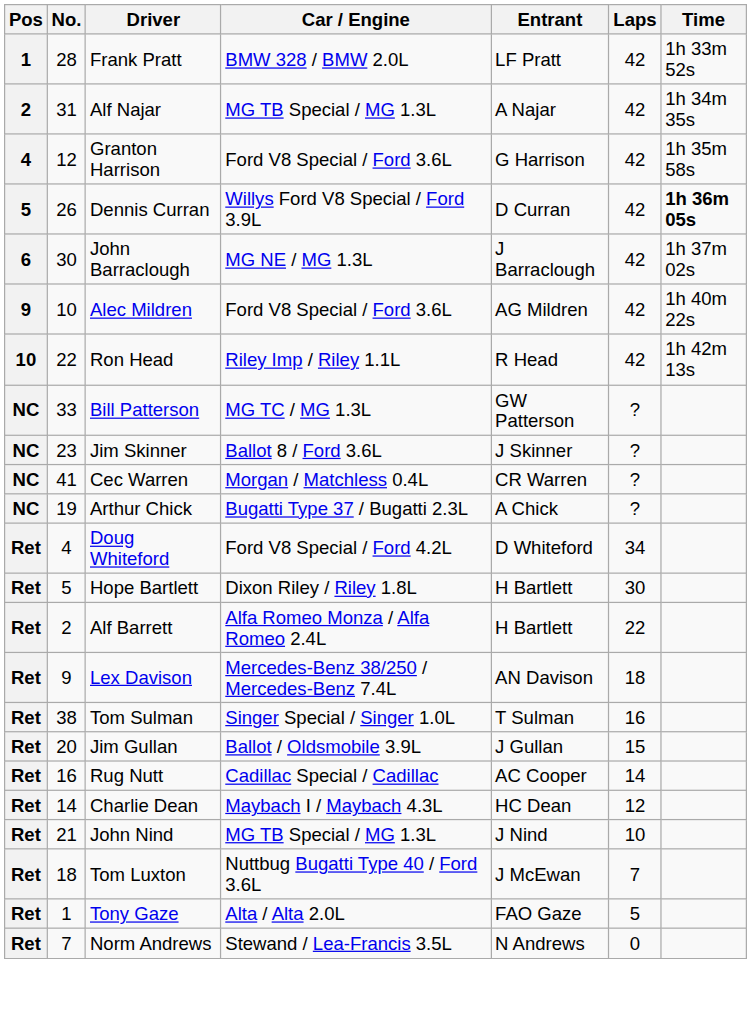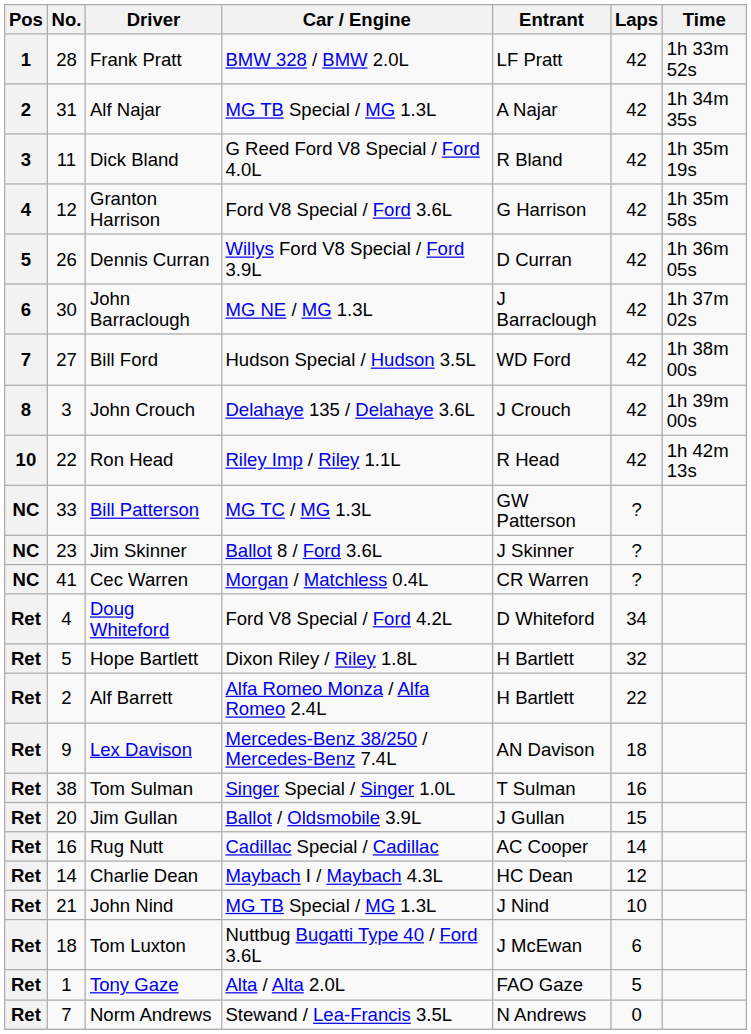+ row: (134, 159)
(697, 209) bold -> (698, 260) normal
+ row: (124, 360)
+ row: (143, 410)
- row: (141, 310)
- row: (141, 508)
(635, 588) 30 -> (637, 659) 32
(635, 874) 7 -> (637, 945) 6
